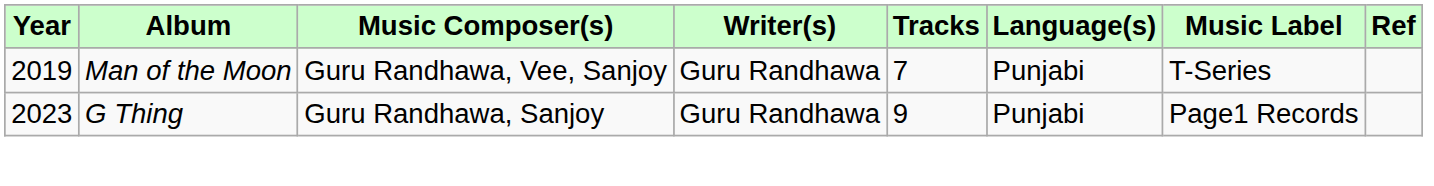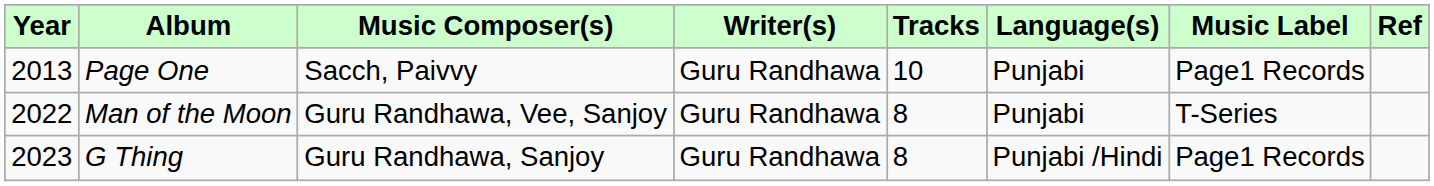+ row: (147, 69)
(42, 69) 2019 -> (42, 113) 2022
(900, 69) 7 -> (900, 113) 8
(900, 113) 9 -> (900, 157) 8
(1039, 113) Punjabi -> (1078, 157) Punjabi /Hindi
